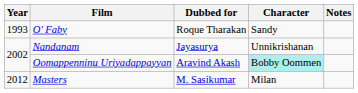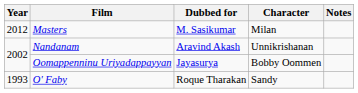rows swapped: (50, 29) <-> (50, 79)
(197, 46) Jayasurya -> (208, 46) Aravind Akash
(208, 63) Aravind Akash -> (197, 63) Jayasurya
(286, 63) paleturquoise background -> (286, 63) no background
